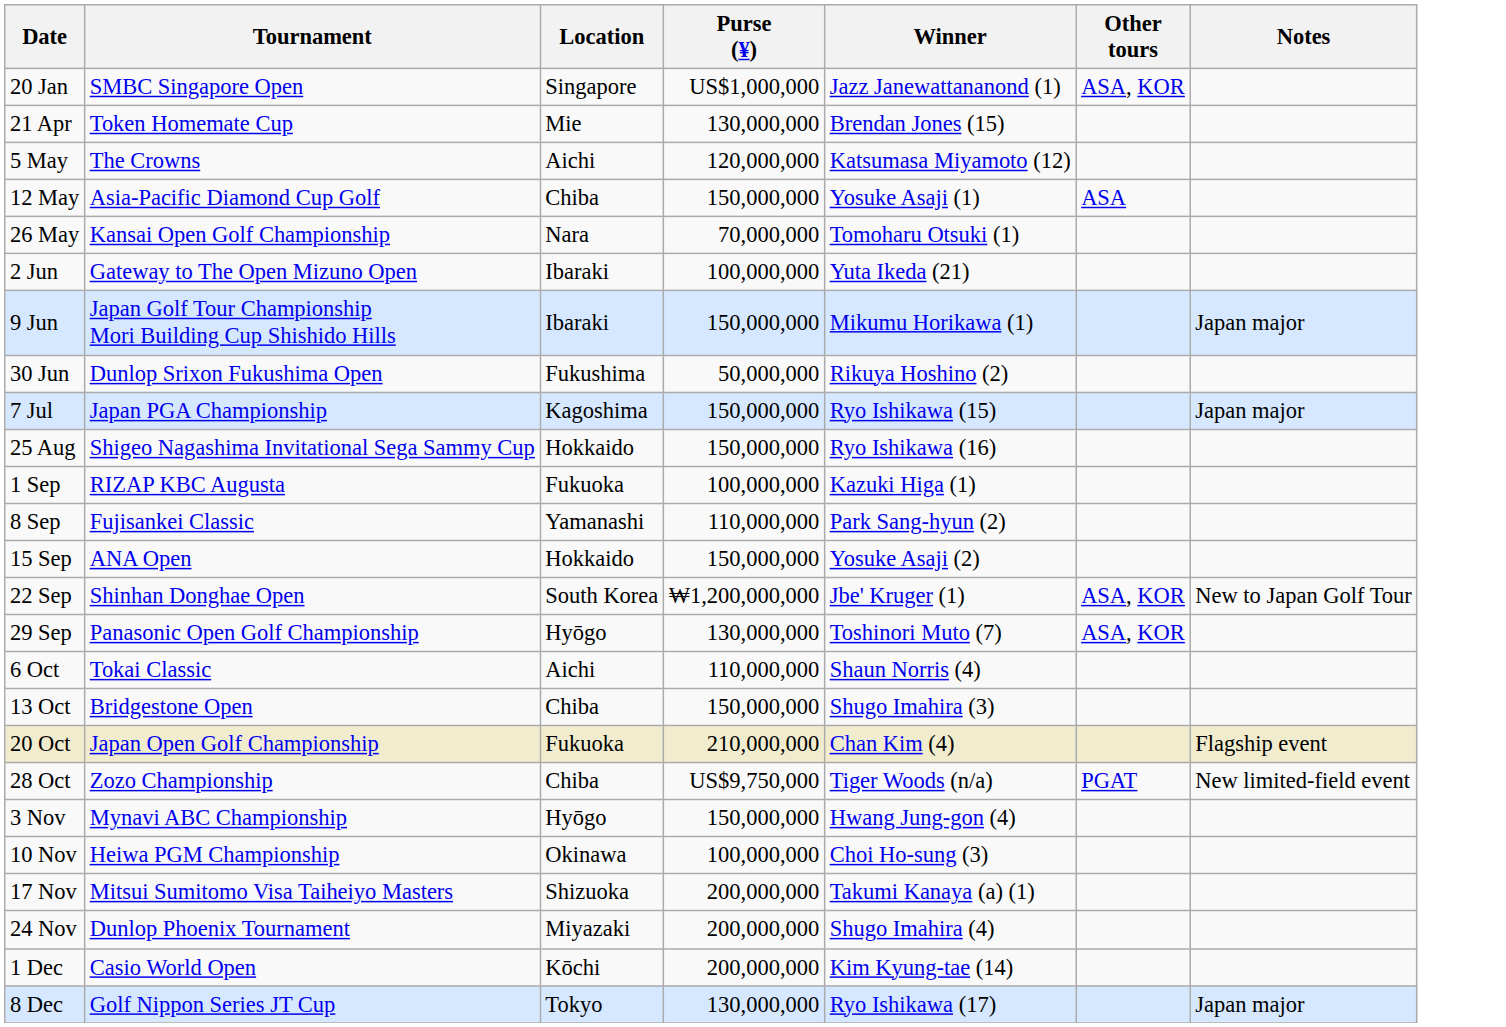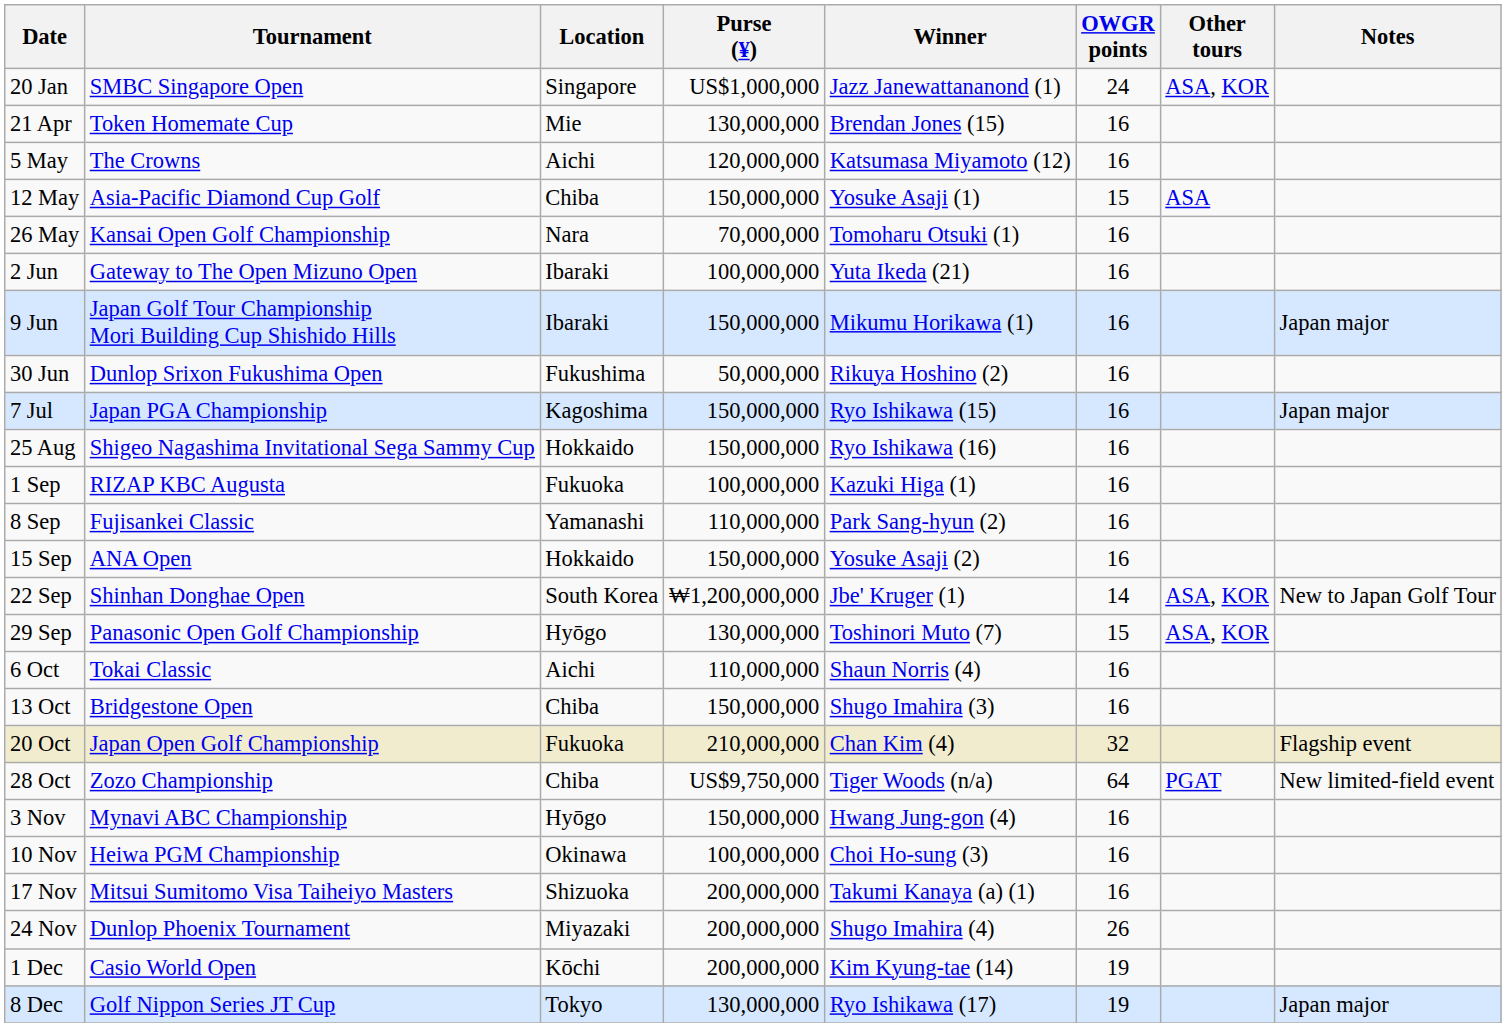+ column: (1118, 36)
